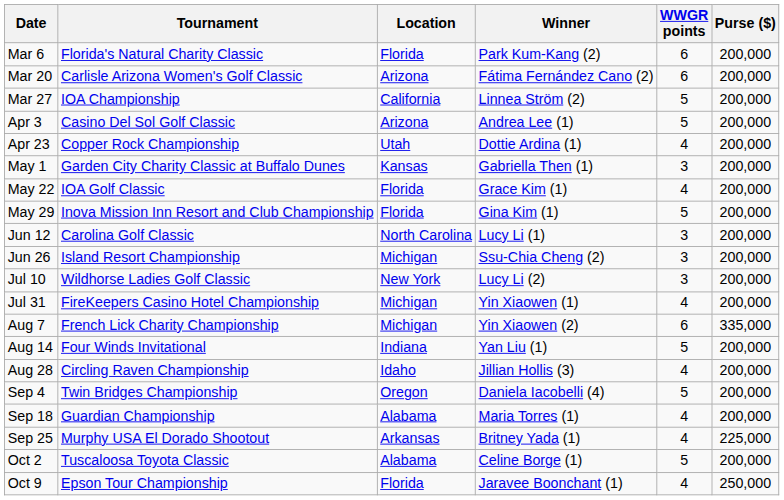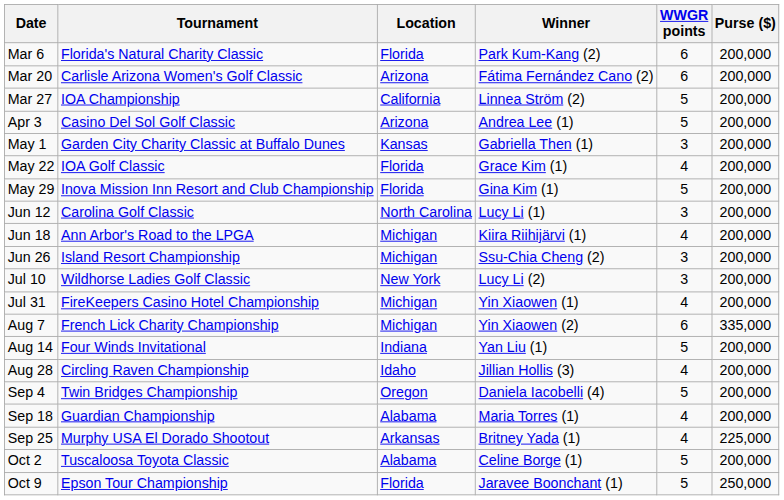- row: (29, 144)
+ row: (29, 235)
(684, 483) 4 -> (684, 483) 5
